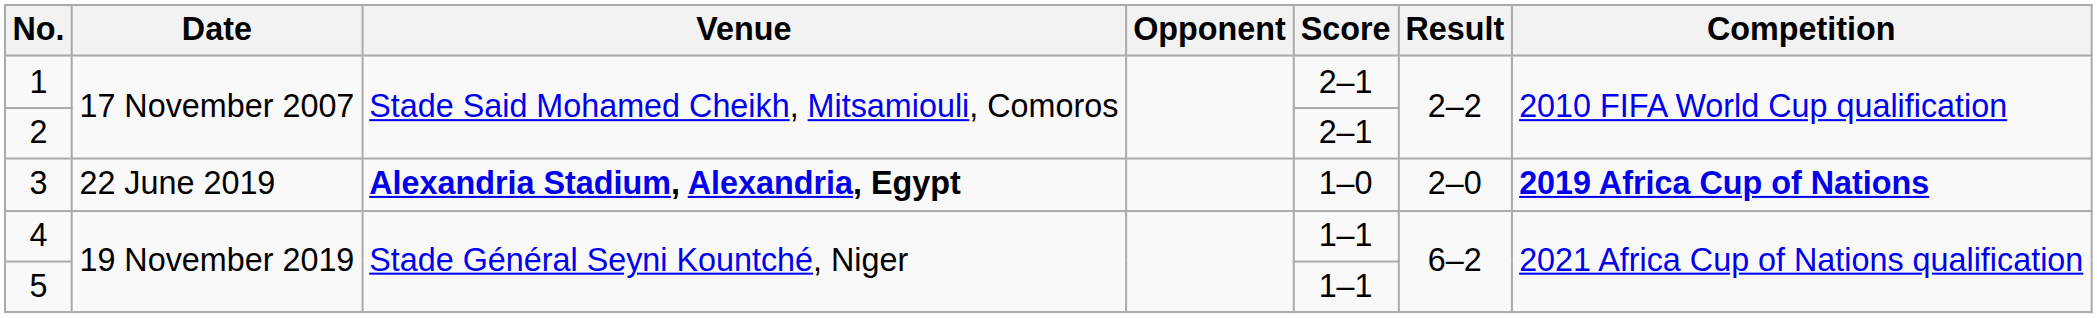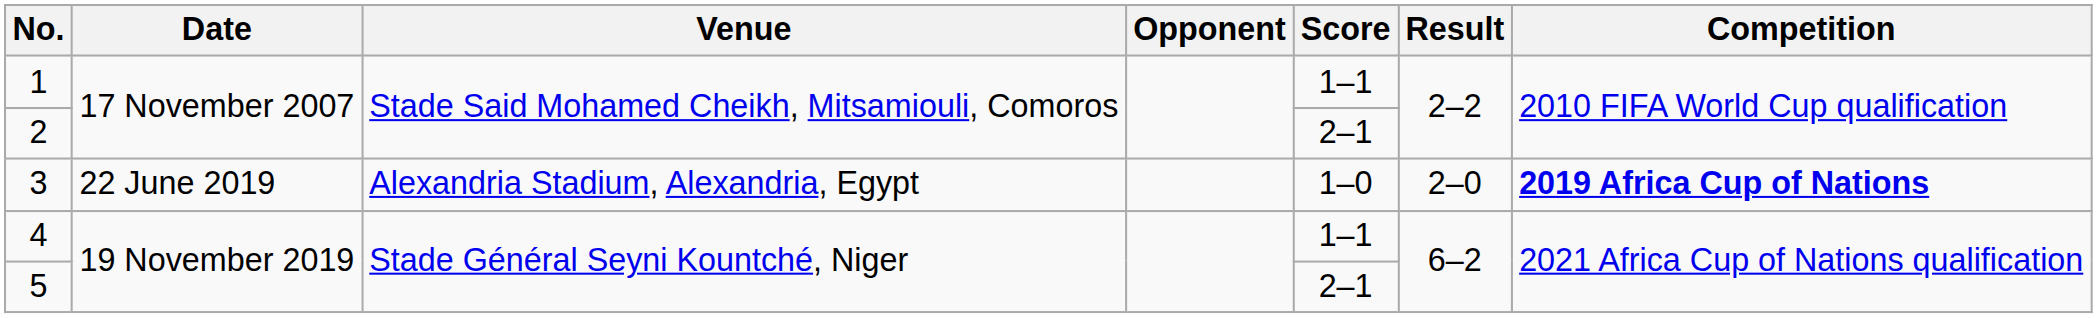(1346, 81) 2–1 -> (1346, 81) 1–1
(665, 183) bold -> (644, 183) normal
(1346, 286) 1–1 -> (1346, 286) 2–1
